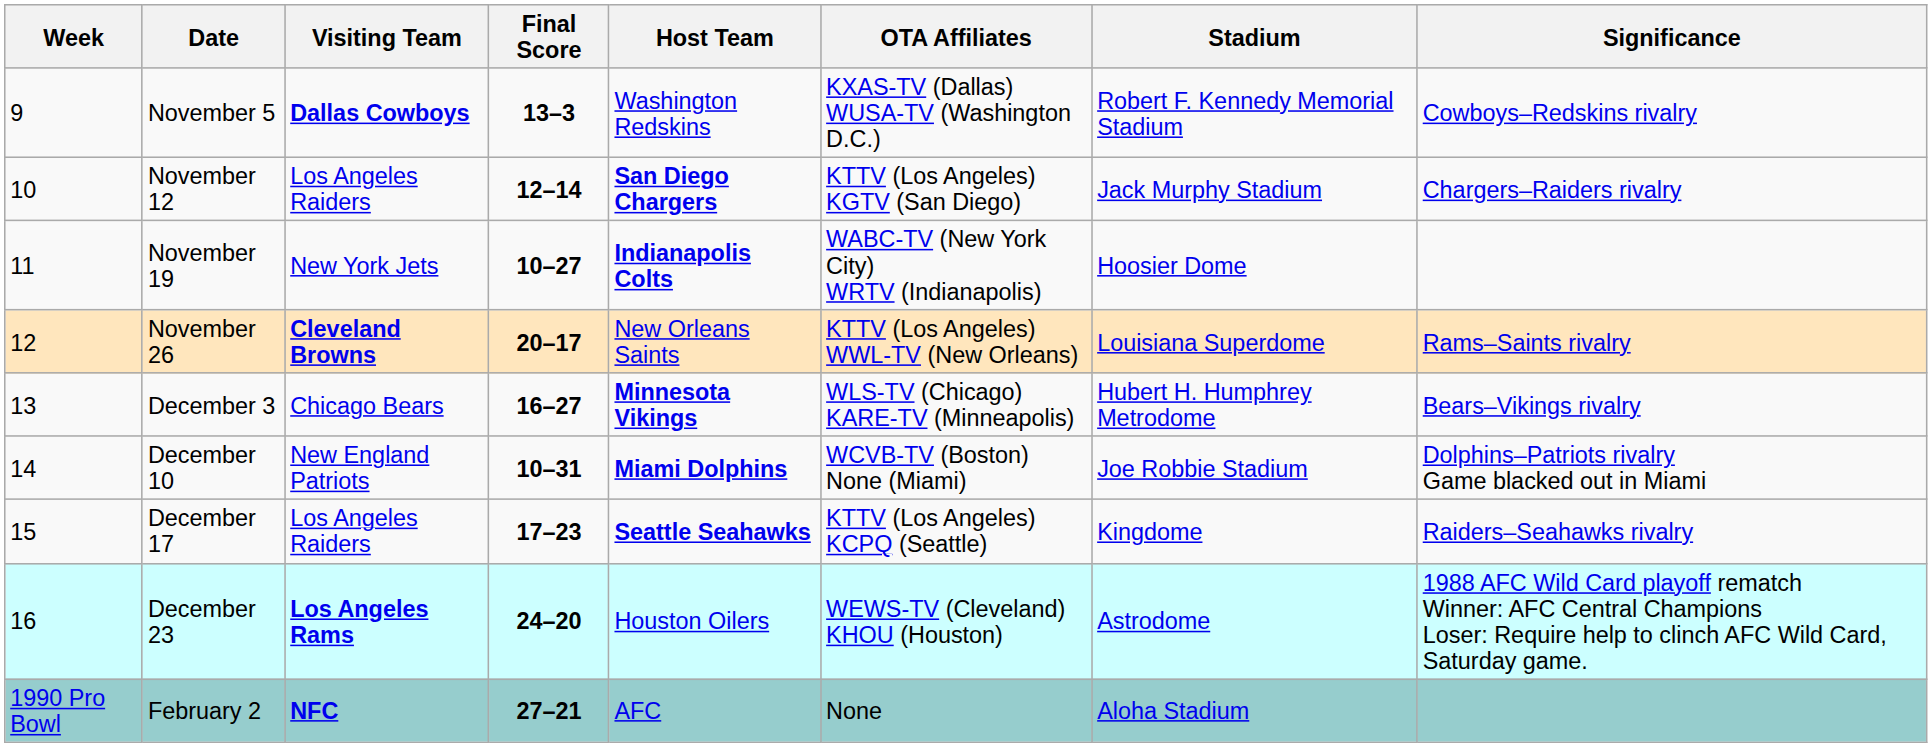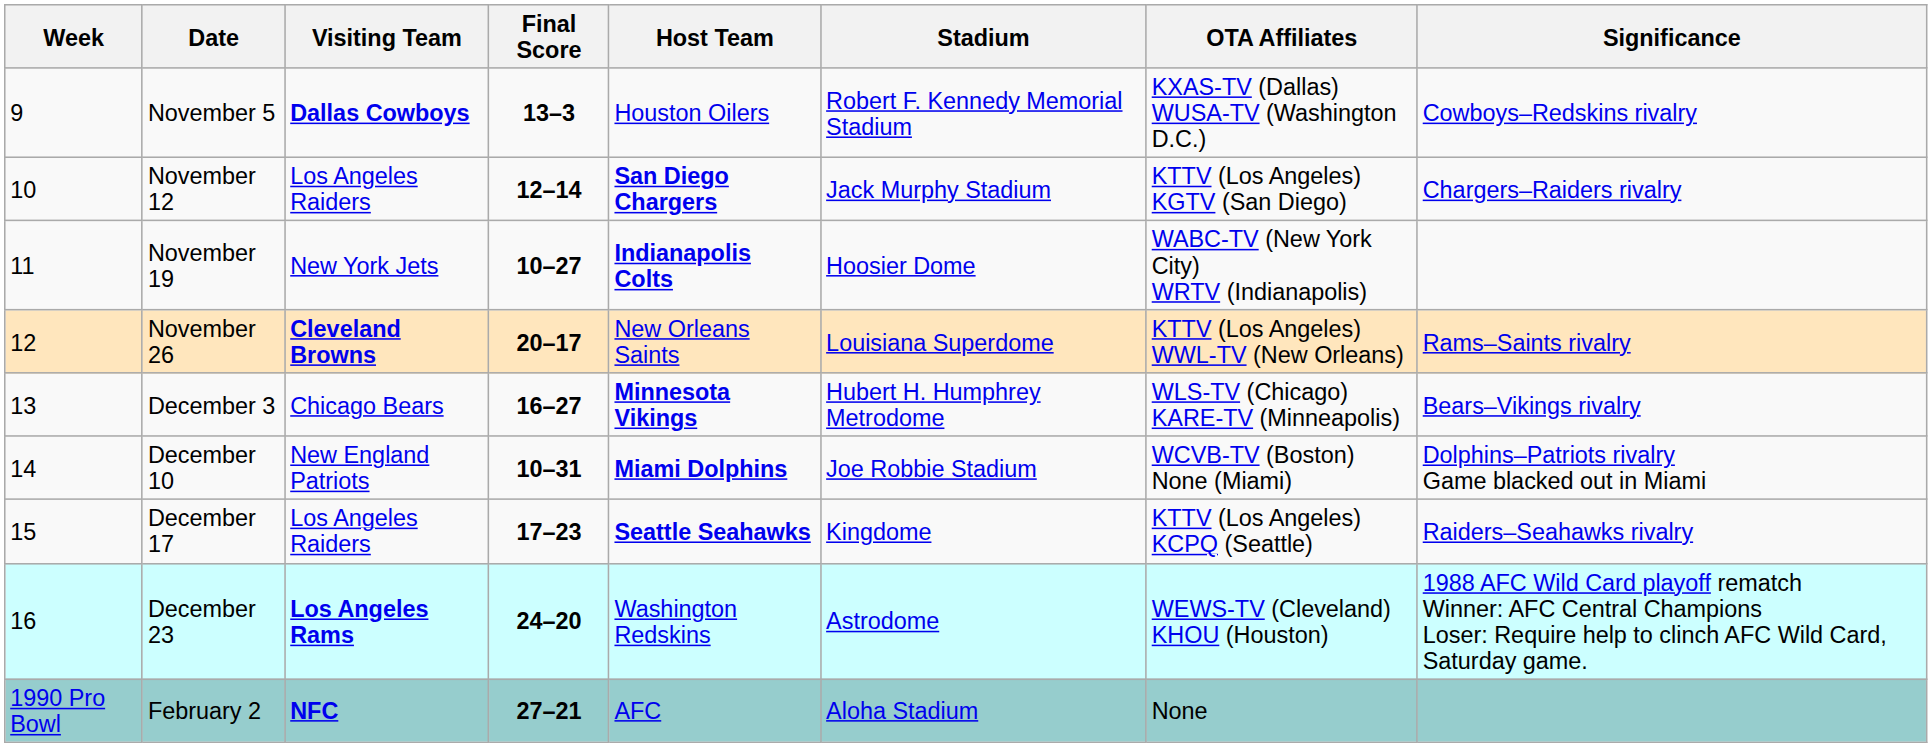columns swapped: (1254, 37) <-> (956, 37)
(676, 113) Washington Redskins -> (692, 113) Houston Oilers
(692, 621) Houston Oilers -> (676, 621) Washington Redskins
